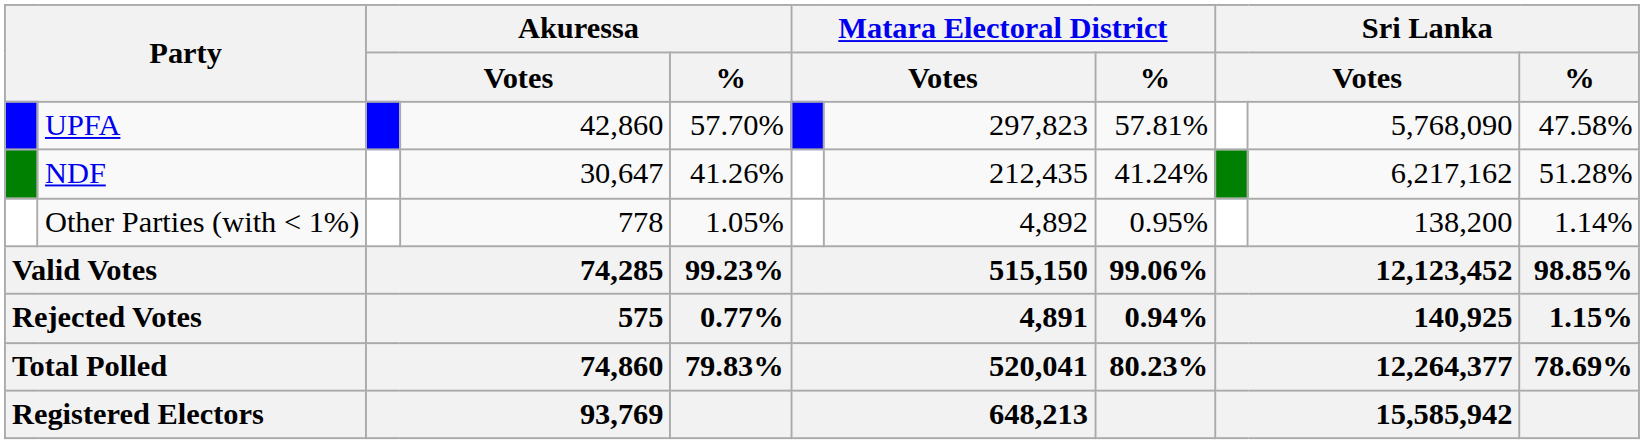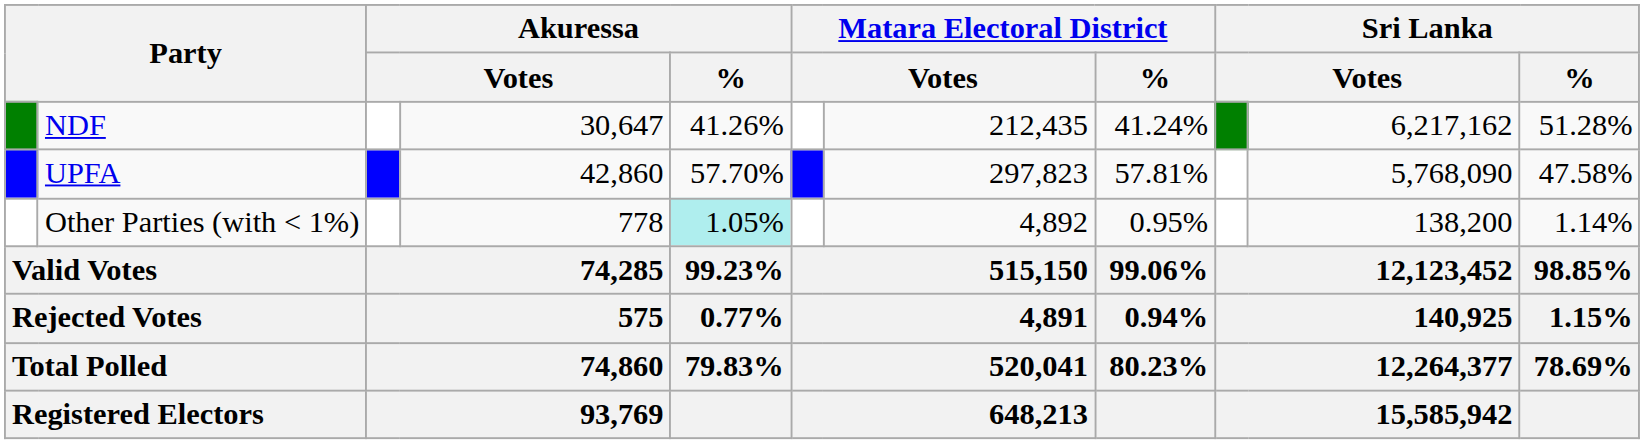rows swapped: (83, 125) <-> (75, 173)
(744, 221) no background -> (744, 221) paleturquoise background
